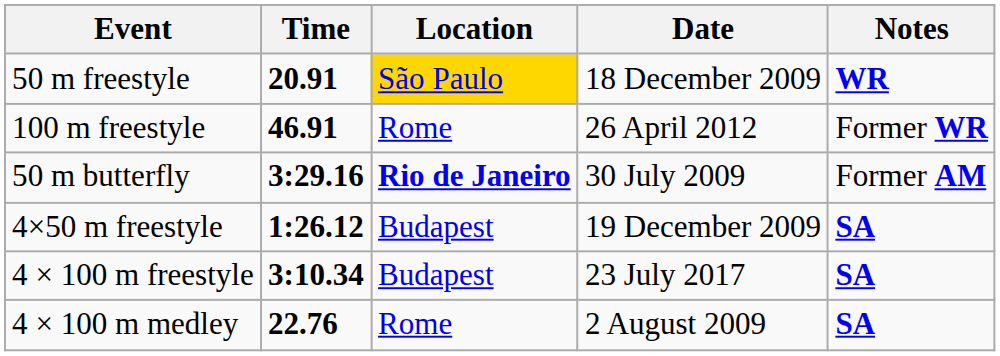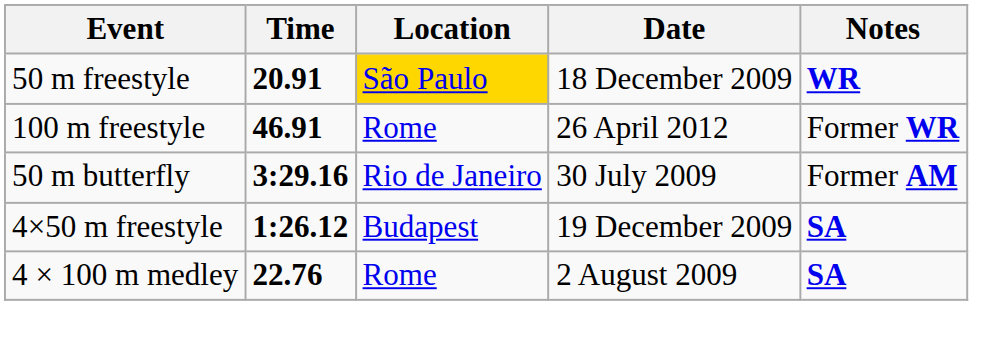(474, 176) bold -> (452, 176) normal
- row: (133, 275)
